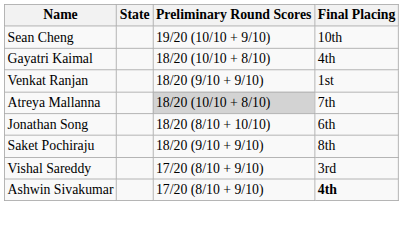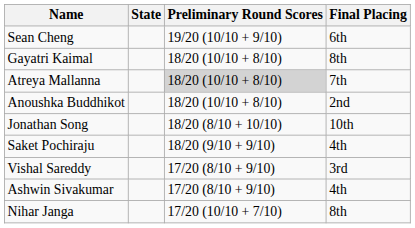(330, 37) 10th -> (338, 37) 6th
(327, 59) 4th -> (338, 59) 8th
- row: (48, 80)
+ row: (66, 102)
(327, 124) 6th -> (341, 124) 10th
(327, 146) 8th -> (338, 146) 4th
(327, 189) bold -> (338, 189) normal
+ row: (41, 211)
